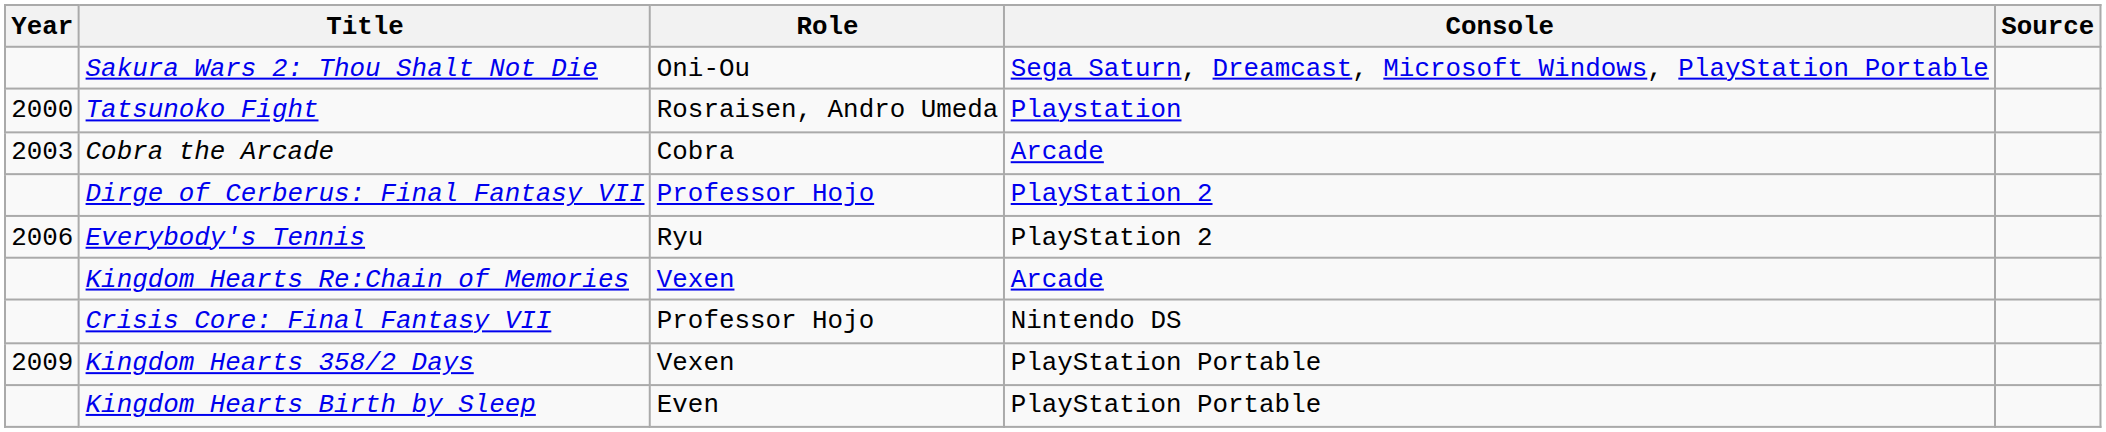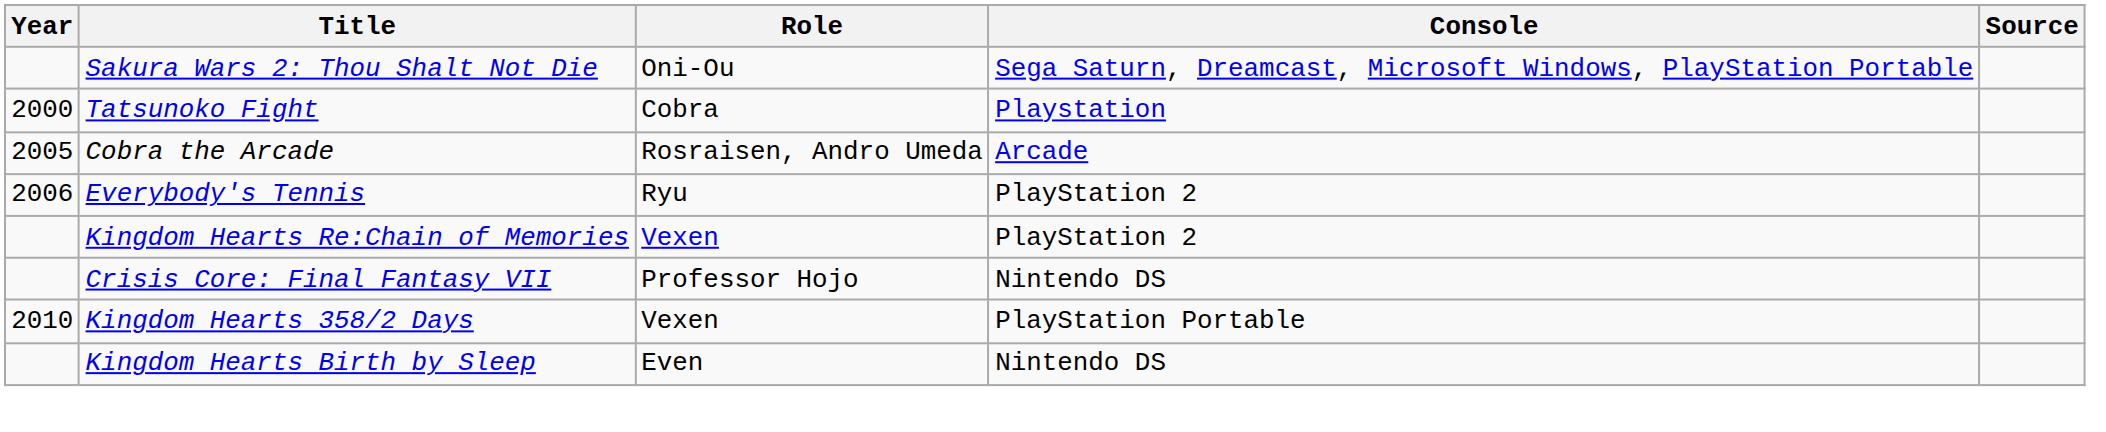(828, 110) Rosraisen, Andro Umeda -> (680, 110) Cobra
(42, 153) 2003 -> (42, 153) 2005
(696, 153) Cobra -> (812, 153) Rosraisen, Andro Umeda
- row: (365, 195)
(1057, 279) Arcade -> (1096, 237) PlayStation 2
(42, 363) 2009 -> (42, 321) 2010
(1166, 406) PlayStation Portable -> (1081, 363) Nintendo DS
